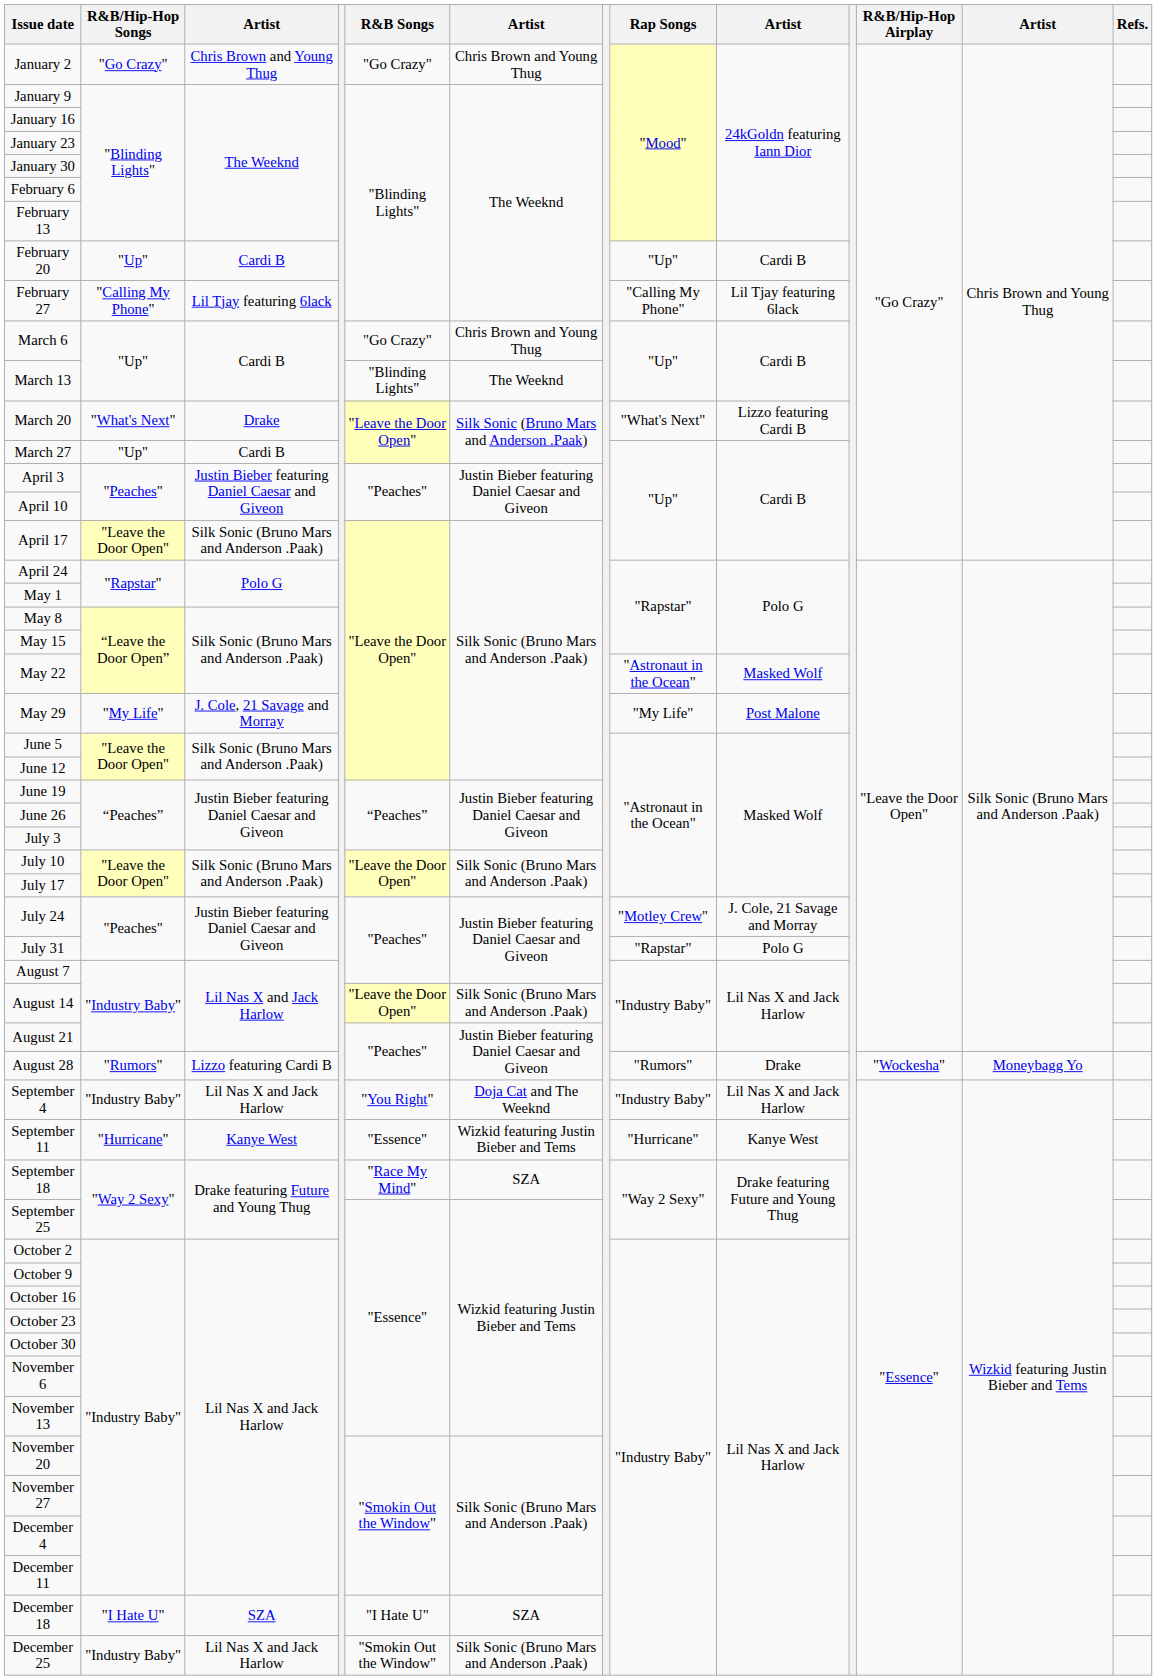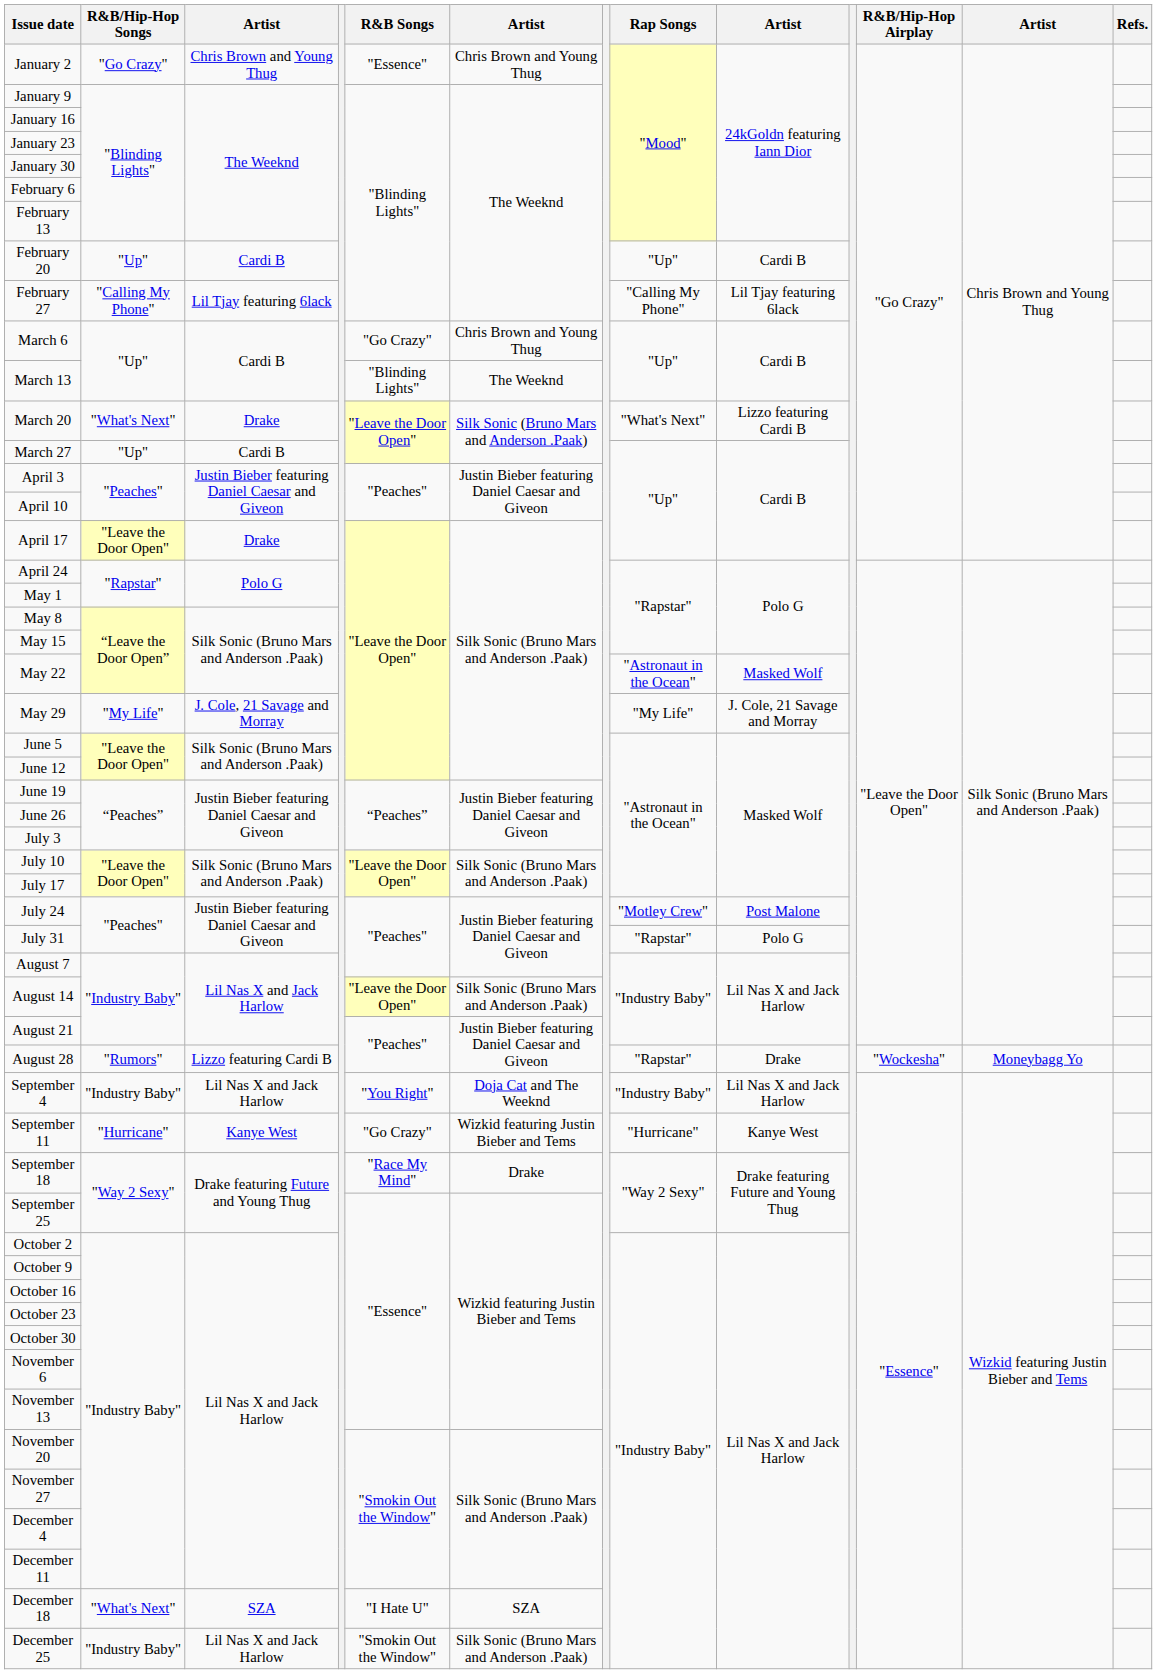(397, 64) "Go Crazy" -> (397, 64) "Essence"
(262, 540) Silk Sonic (Bruno Mars and Anderson .Paak) -> (262, 540) Drake
(783, 713) Post Malone -> (783, 713) J. Cole, 21 Savage and Morray
(783, 916) J. Cole, 21 Savage and Morray -> (783, 910) Post Malone
(663, 1065) "Rumors" -> (663, 1058) "Rapstar"
(397, 1139) "Essence" -> (397, 1132) "Go Crazy"
(526, 1179) SZA -> (526, 1172) Drake
(133, 1615) "I Hate U" -> (133, 1608) "What's Next"
